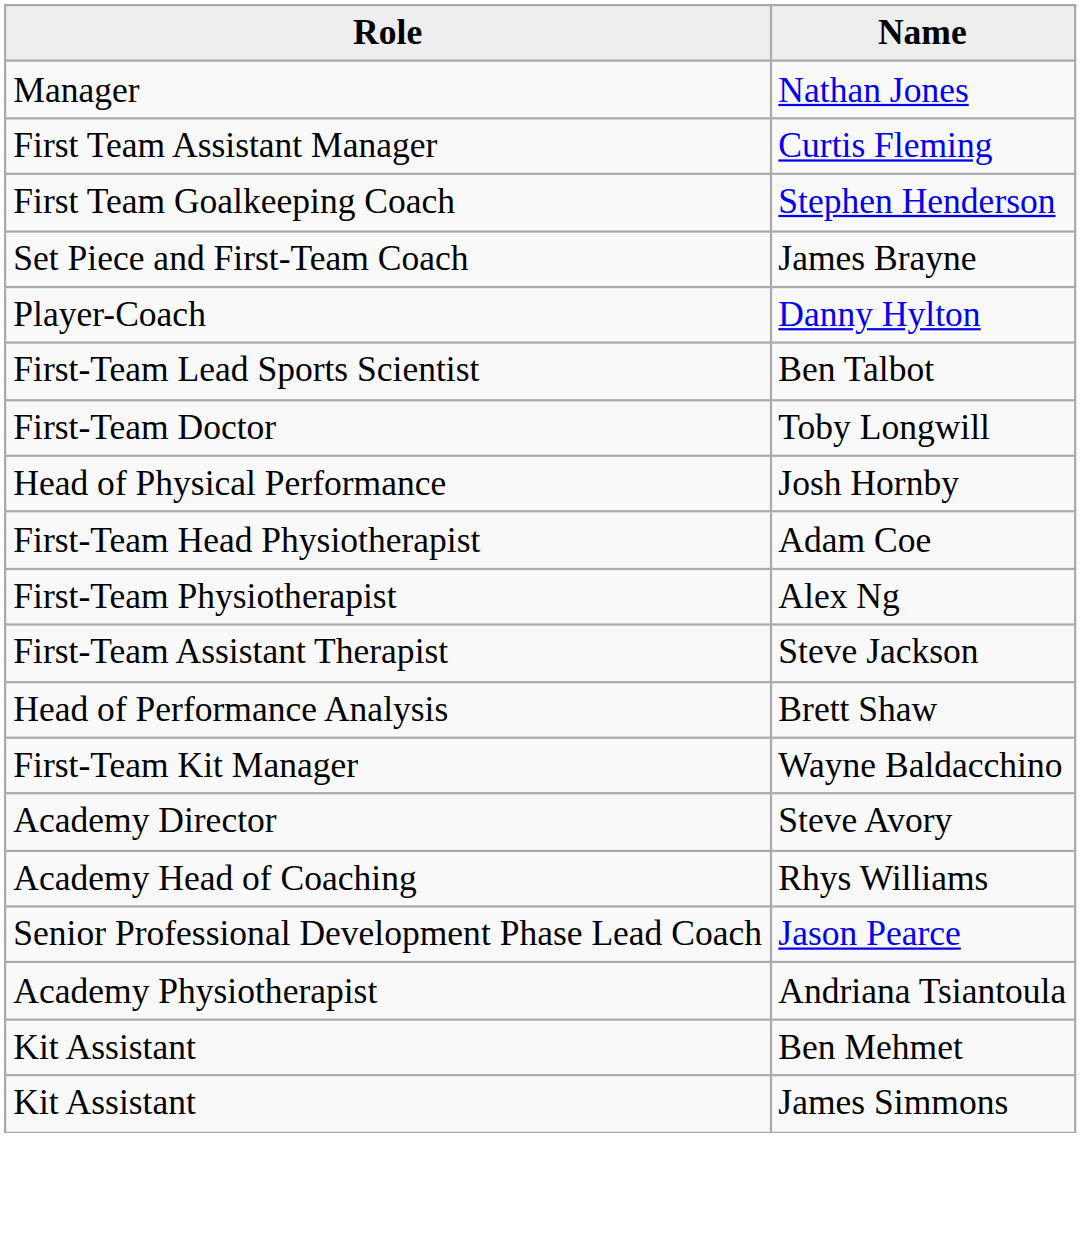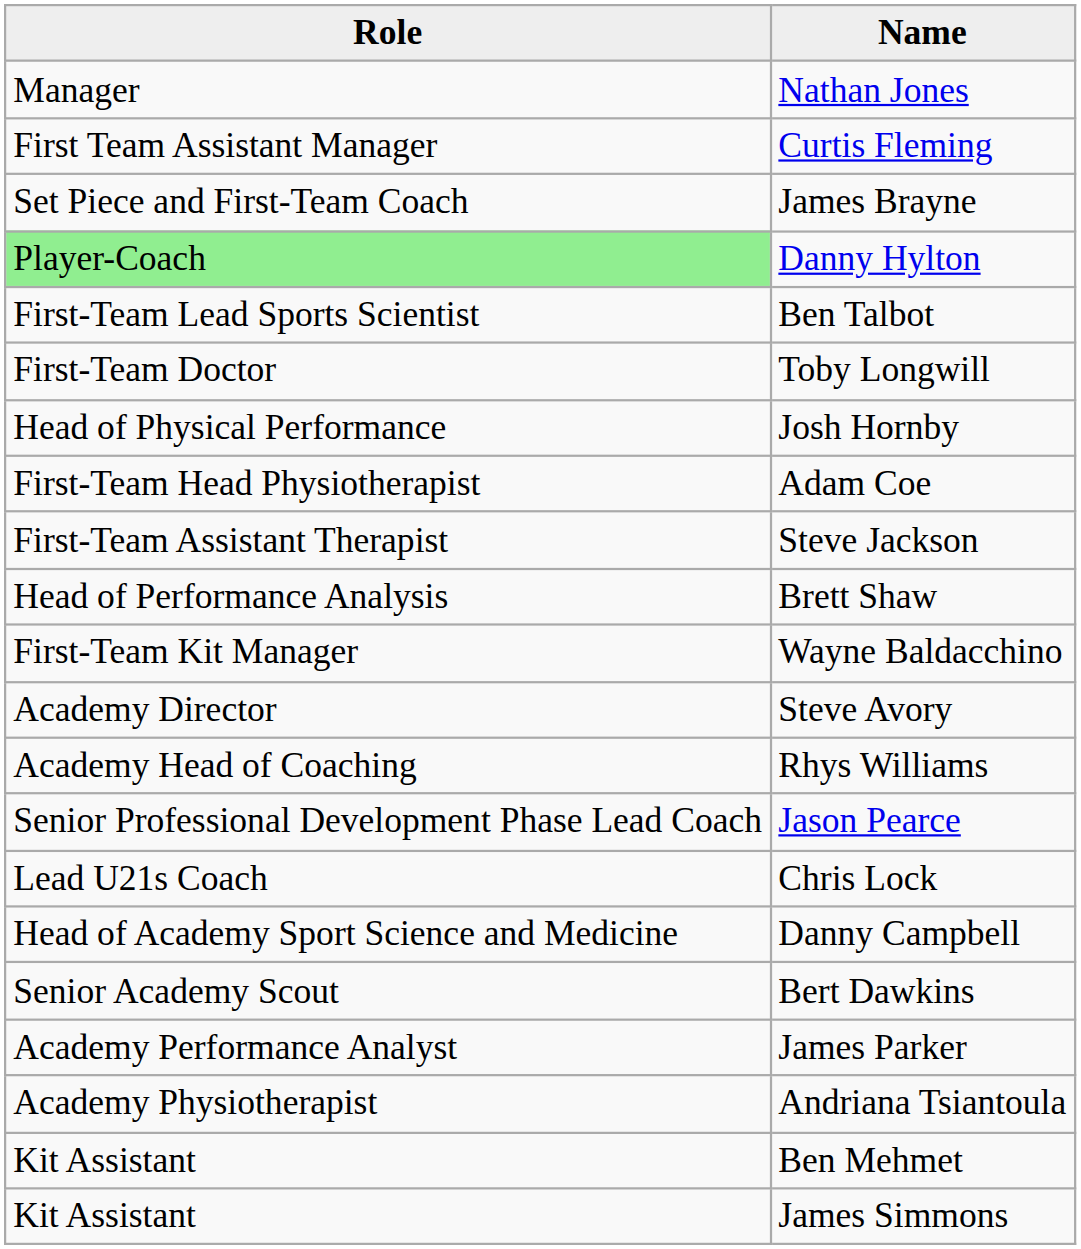- row: (917, 201)
(110, 314) no background -> (110, 257) lightgreen background
- row: (839, 595)
+ row: (858, 877)
+ row: (899, 933)
+ row: (877, 990)
+ row: (873, 1046)
